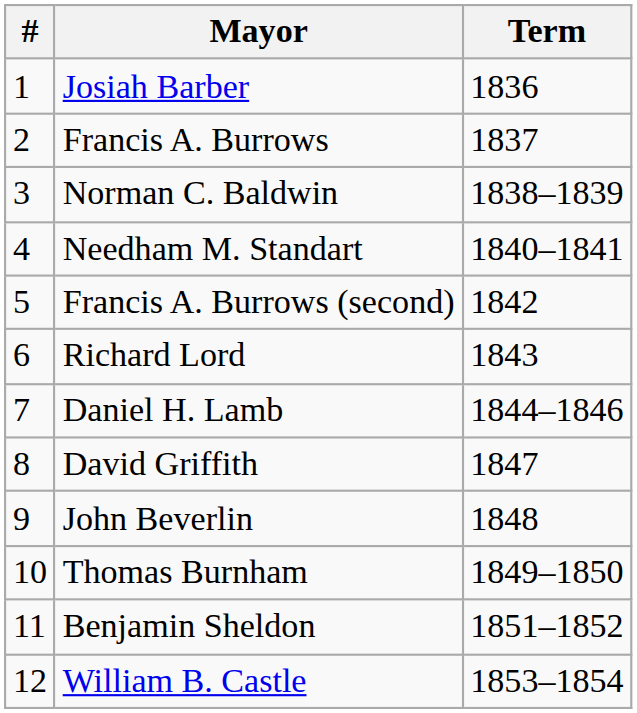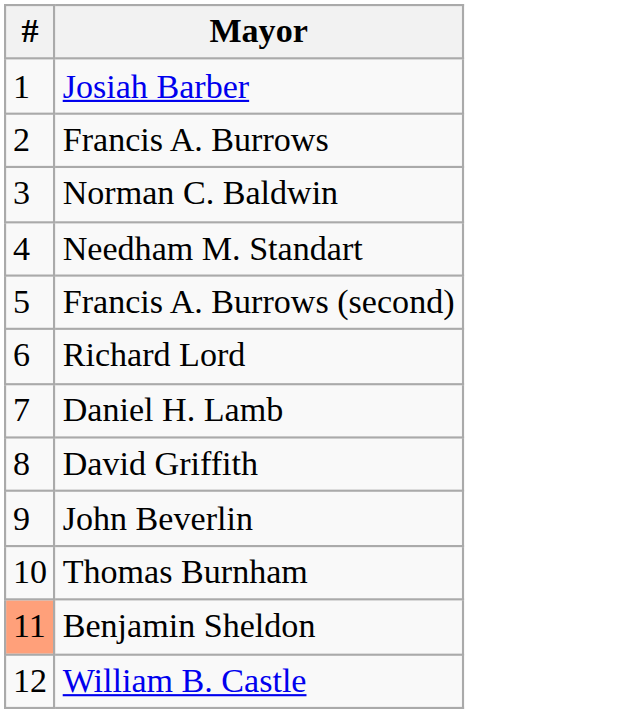- column: (547, 31)
(29, 626) no background -> (29, 626) lightsalmon background
